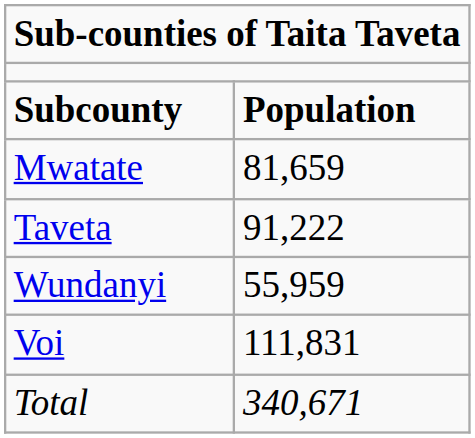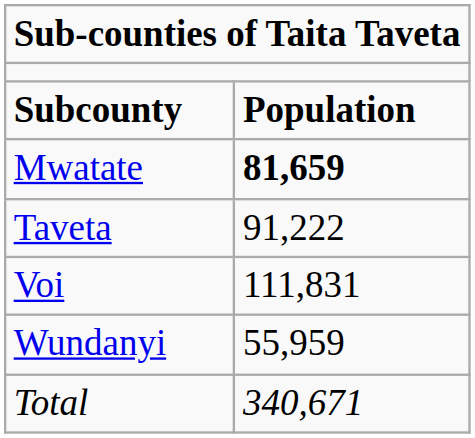(294, 168) normal -> (294, 168) bold
rows swapped: (39, 343) <-> (90, 285)
